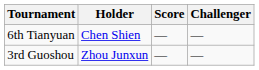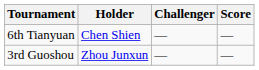columns swapped: (169, 14) <-> (221, 14)
